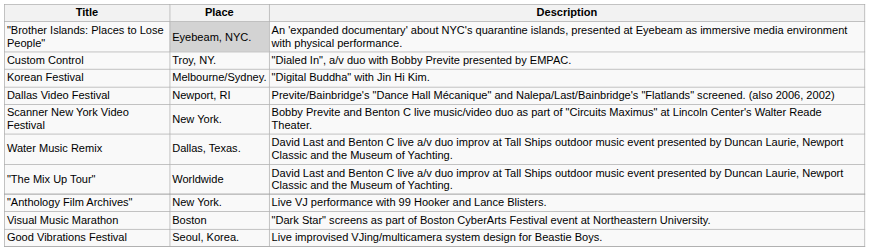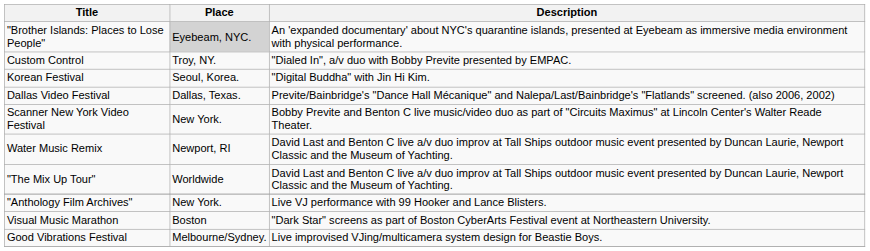(219, 78) Melbourne/Sydney. -> (206, 78) Seoul, Korea.
(201, 95) Newport, RI -> (206, 95) Dallas, Texas.
(206, 149) Dallas, Texas. -> (201, 149) Newport, RI
(206, 238) Seoul, Korea. -> (219, 238) Melbourne/Sydney.
